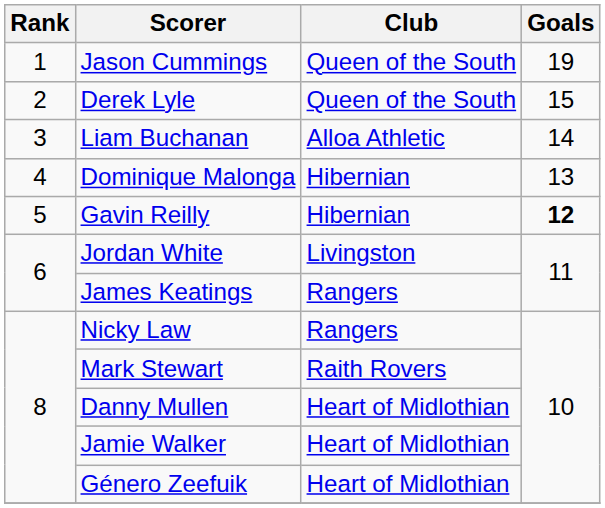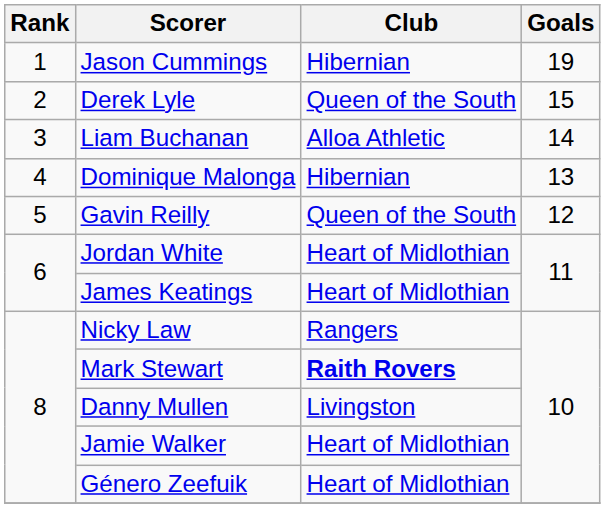(411, 61) Queen of the South -> (358, 61) Hibernian
(358, 215) Hibernian -> (411, 215) Queen of the South
(561, 215) bold -> (561, 215) normal
(361, 253) Livingston -> (408, 253) Heart of Midlothian
(352, 291) Rangers -> (408, 291) Heart of Midlothian
(376, 368) normal -> (381, 368) bold
(408, 406) Heart of Midlothian -> (361, 406) Livingston
